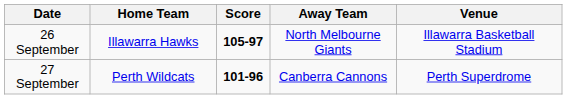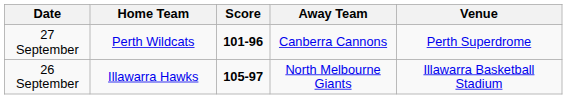rows swapped: (47, 42) <-> (47, 76)
